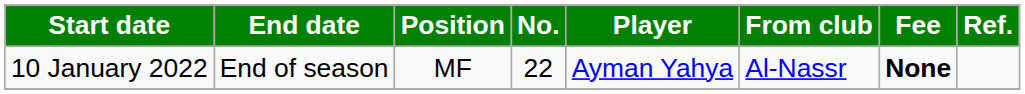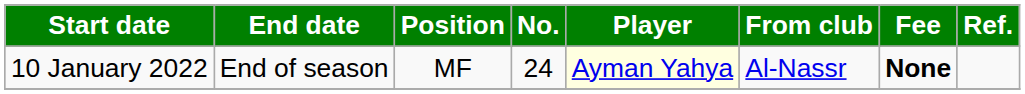(538, 67) 22 -> (538, 67) 24
(652, 67) no background -> (652, 67) lightyellow background
